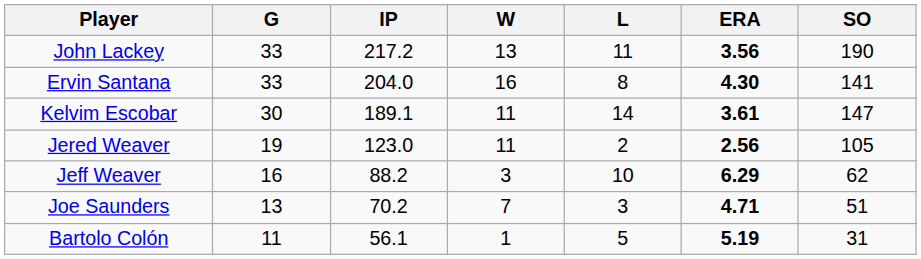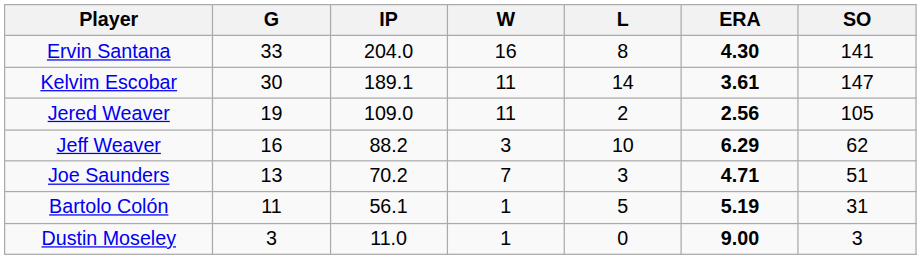- row: (109, 51)
(389, 144) 123.0 -> (389, 113) 109.0
+ row: (109, 238)
